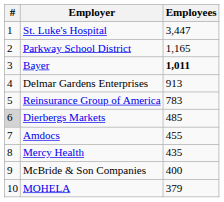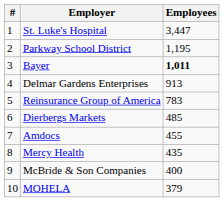(178, 48) 1,165 -> (178, 48) 1,195
(10, 118) lightgrey background -> (10, 118) no background
